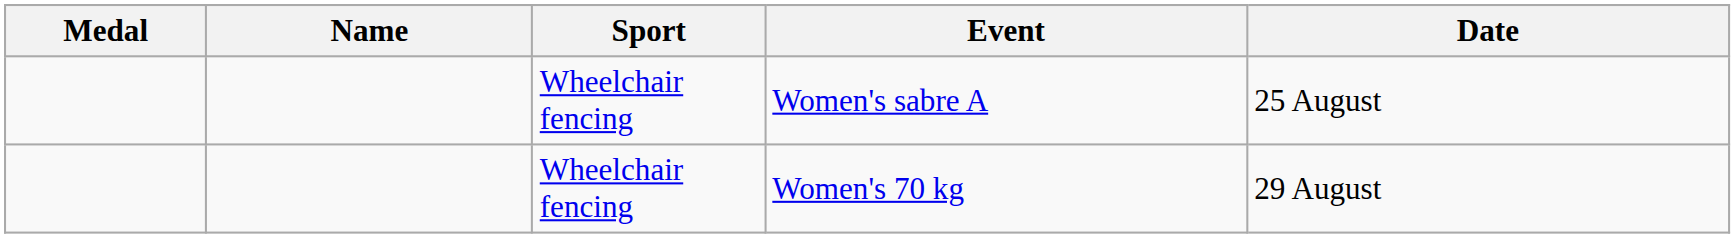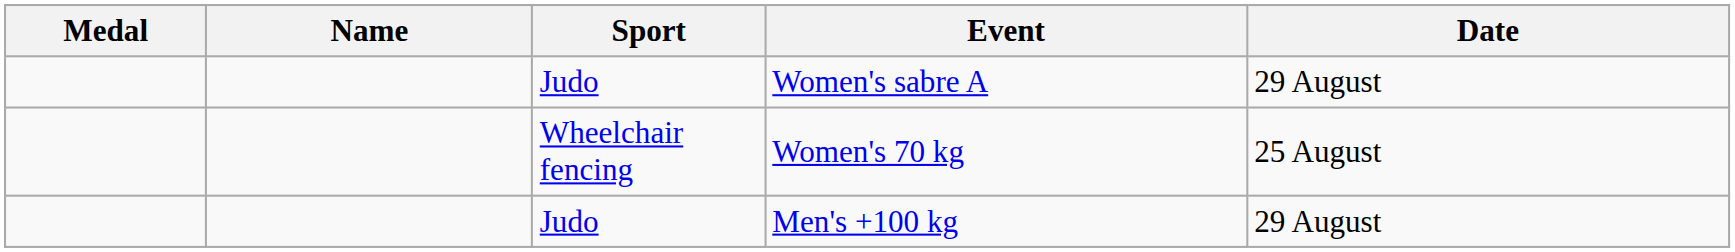(611, 100) Wheelchair fencing -> (569, 81) Judo
(1318, 100) 25 August -> (1318, 81) 29 August
(1318, 188) 29 August -> (1318, 151) 25 August
+ row: (865, 221)
